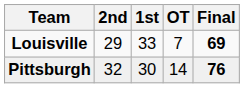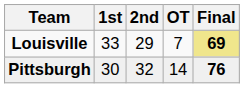columns swapped: (147, 17) <-> (113, 17)
(216, 43) no background -> (216, 43) khaki background
